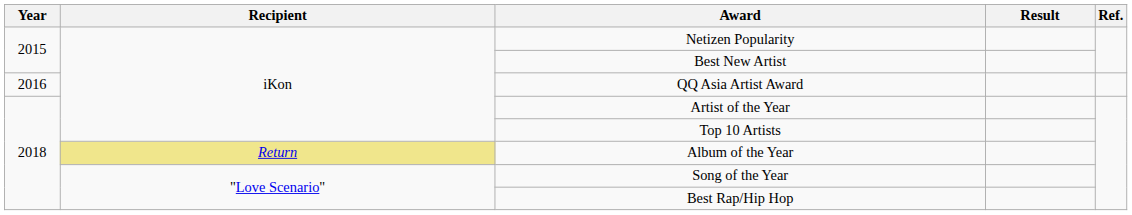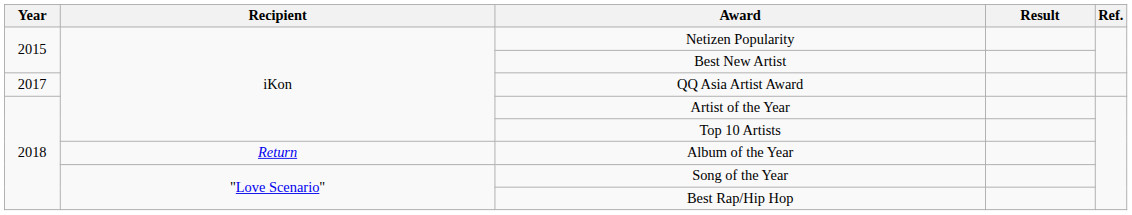(32, 84) 2016 -> (32, 84) 2017
(278, 152) khaki background -> (278, 152) no background
